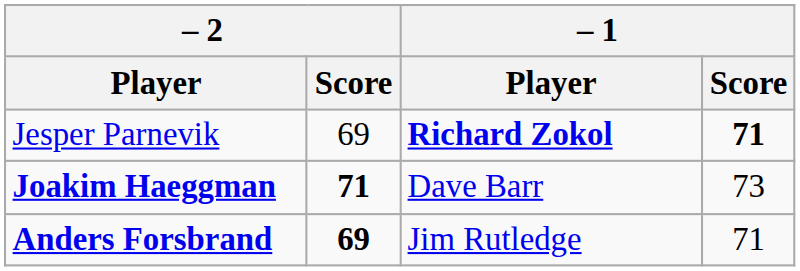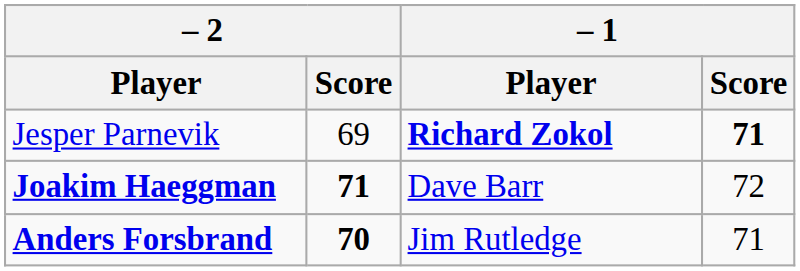(749, 186) 73 -> (749, 186) 72
(354, 238) 69 -> (354, 238) 70
